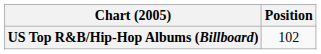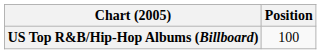(289, 37) 102 -> (289, 37) 100
